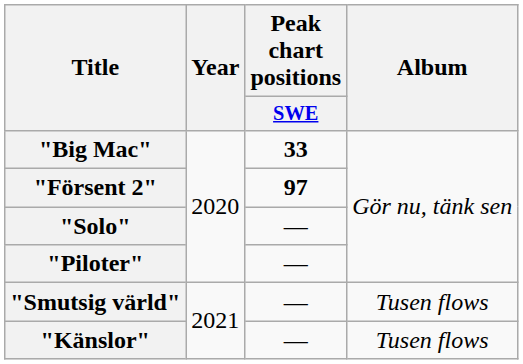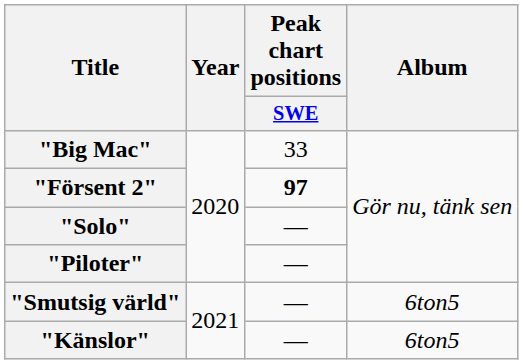(296, 149) bold -> (296, 149) normal
(432, 301) Tusen flows -> (432, 301) 6ton5
(432, 339) Tusen flows -> (432, 339) 6ton5
